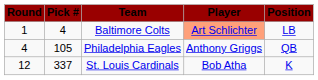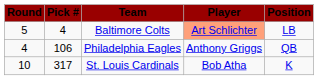(24, 30) 1 -> (24, 30) 5
(63, 48) 105 -> (63, 48) 106
(24, 65) 12 -> (24, 65) 10
(63, 65) 337 -> (63, 65) 317
